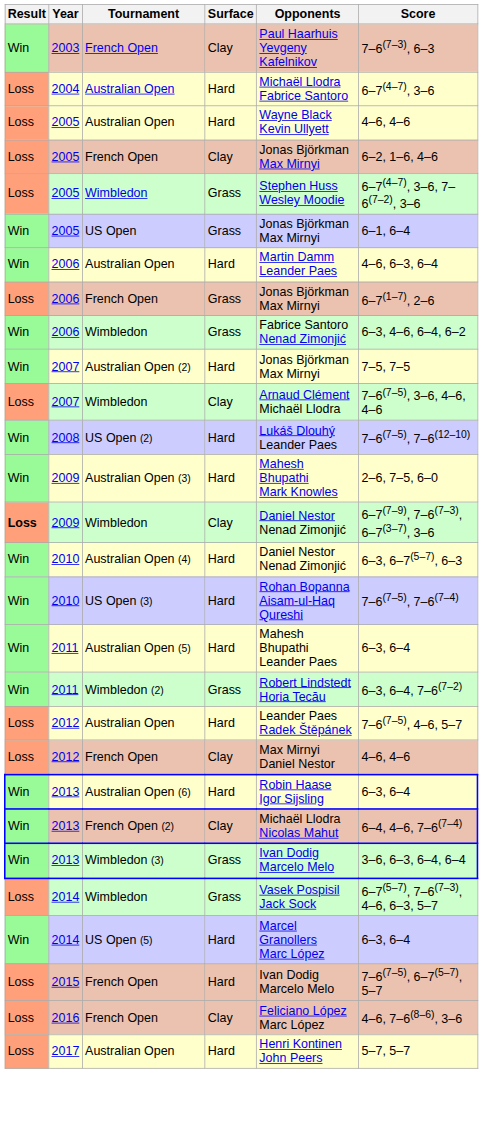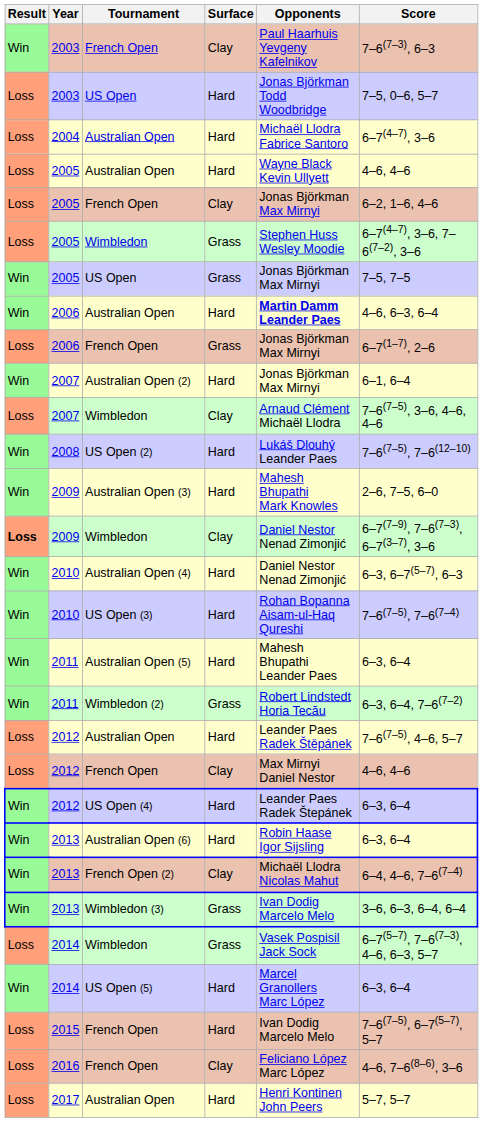+ row: (65, 96)
(386, 231) 6–1, 6–4 -> (386, 279) 7–5, 7–5
(298, 264) normal -> (300, 312) bold
- row: (65, 332)
(386, 366) 7–5, 7–5 -> (386, 380) 6–1, 6–4
+ row: (65, 805)
